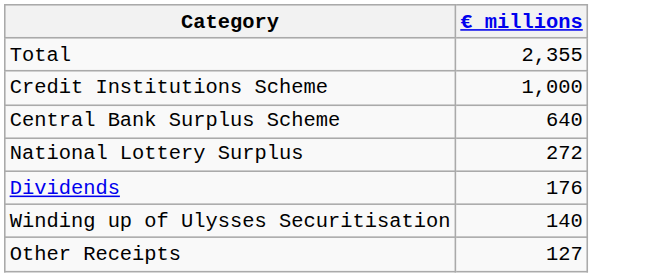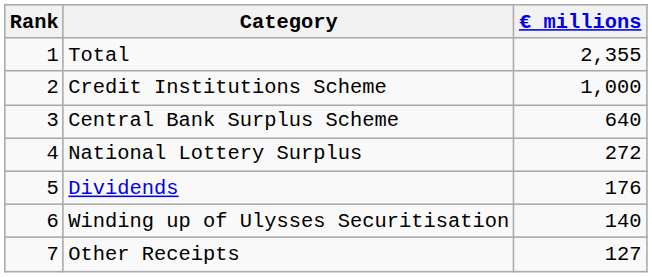+ column: (34, 21)
